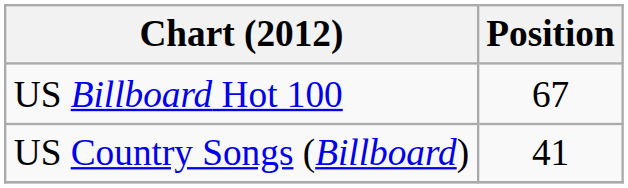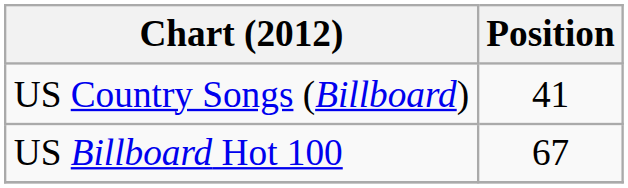rows swapped: (178, 93) <-> (241, 152)
